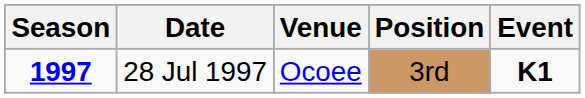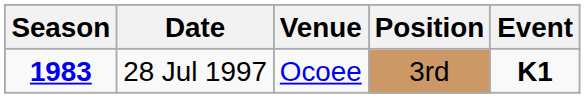(61, 71) 1997 -> (61, 71) 1983
